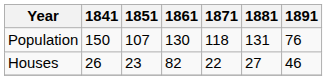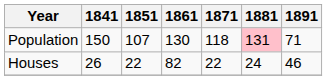(257, 39) no background -> (257, 39) pink background
(293, 39) 76 -> (293, 39) 71
(133, 63) 23 -> (133, 63) 22
(253, 63) 27 -> (253, 63) 24
